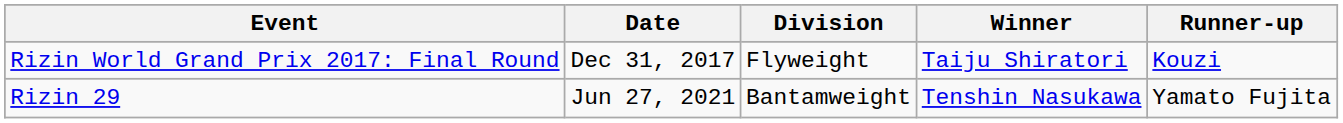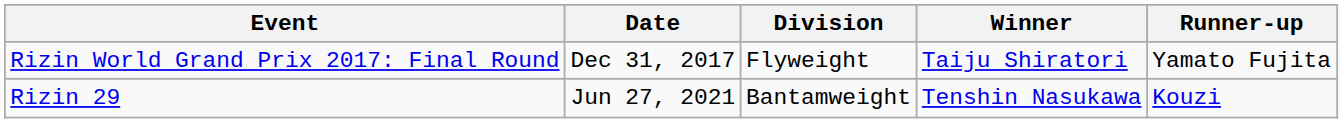(1187, 61) Kouzi -> (1242, 61) Yamato Fujita
(1242, 98) Yamato Fujita -> (1187, 98) Kouzi
